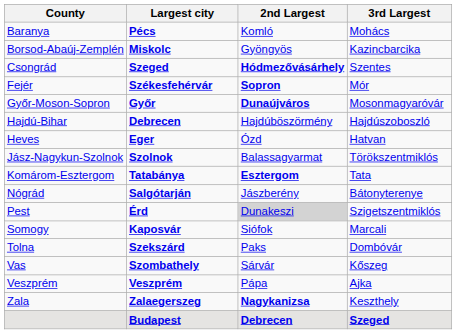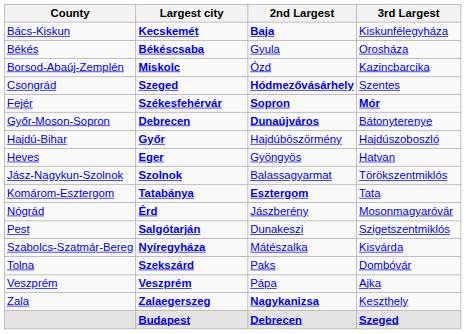- row: (28, 31)
+ row: (39, 31)
+ row: (23, 49)
(266, 49) Gyöngyös -> (261, 67) Ózd
(359, 85) normal -> (369, 103) bold
(142, 103) Győr -> (164, 121) Debrecen
(397, 103) Mosonmagyaróvár -> (396, 121) Bátonyterenye
(155, 121) Debrecen -> (152, 139) Győr
(251, 139) Ózd -> (276, 157) Gyöngyös
(160, 193) Salgótarján -> (148, 211) Érd
(386, 193) Bátonyterenye -> (406, 211) Mosonmagyaróvár
(138, 211) Érd -> (169, 229) Salgótarján
(267, 211) lightgrey background -> (277, 229) no background
- row: (28, 229)
+ row: (70, 247)
- row: (16, 265)
